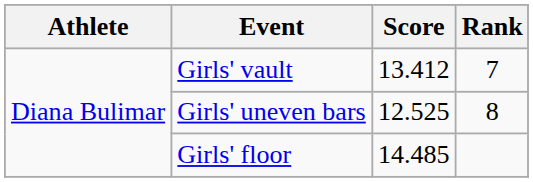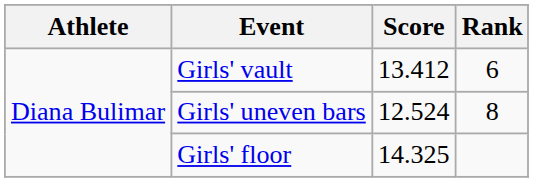(492, 69) 7 -> (492, 69) 6
(414, 112) 12.525 -> (414, 112) 12.524
(414, 155) 14.485 -> (414, 155) 14.325
